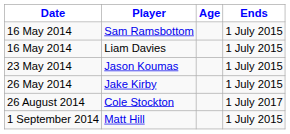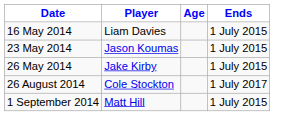- row: (149, 31)
